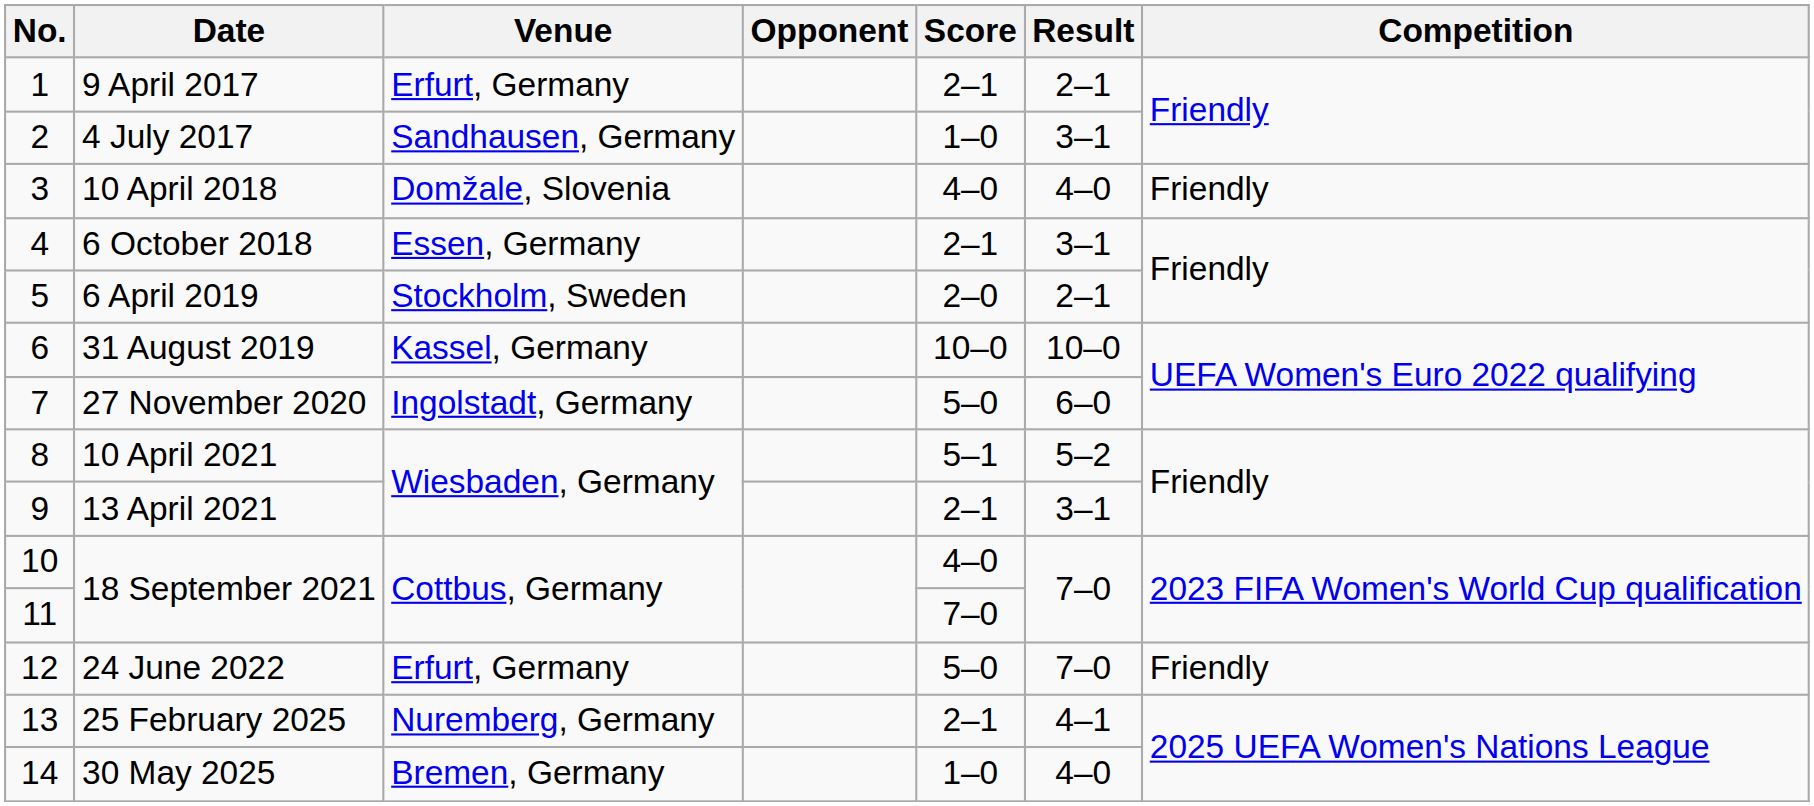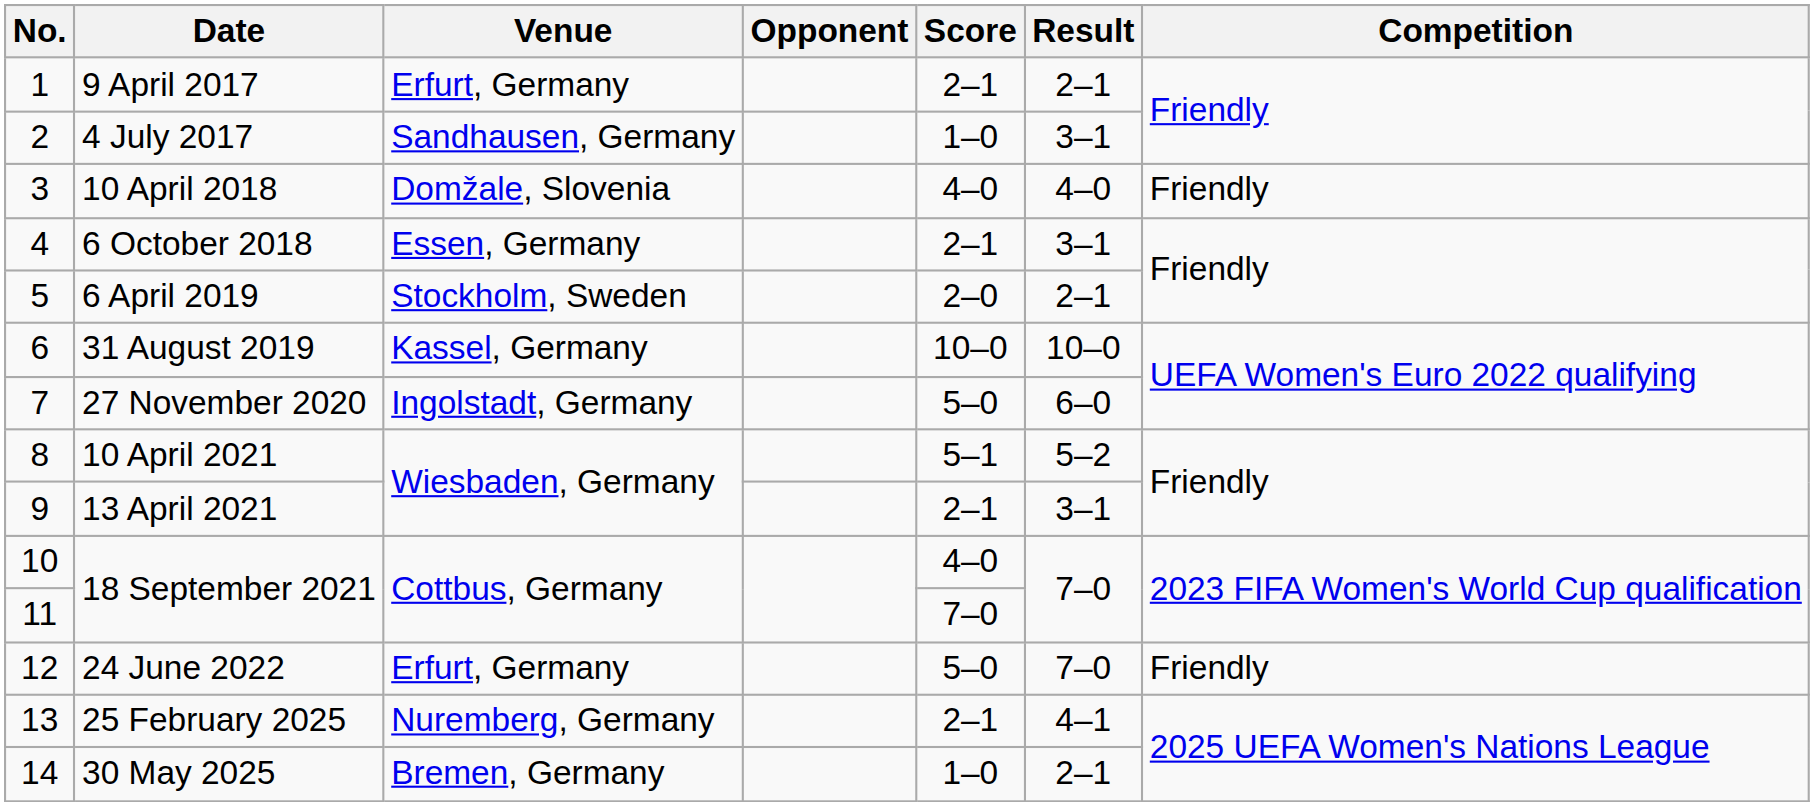(1083, 773) 4–0 -> (1083, 773) 2–1
